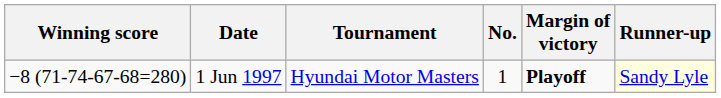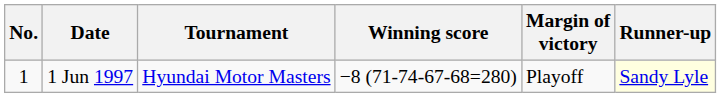columns swapped: (502, 32) <-> (98, 32)
(556, 76) bold -> (555, 76) normal
